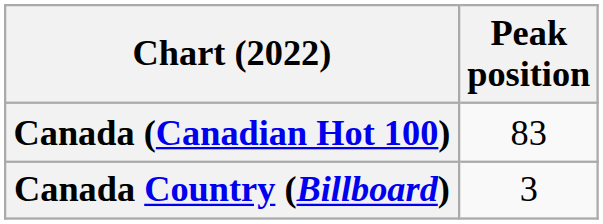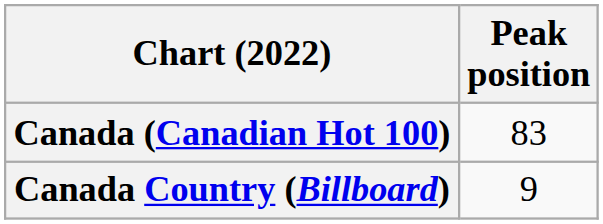(529, 189) 3 -> (529, 189) 9
